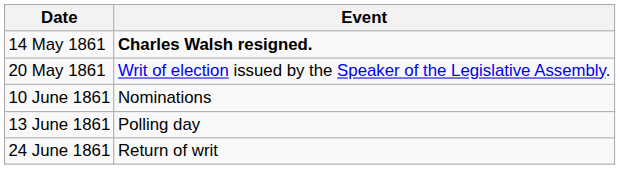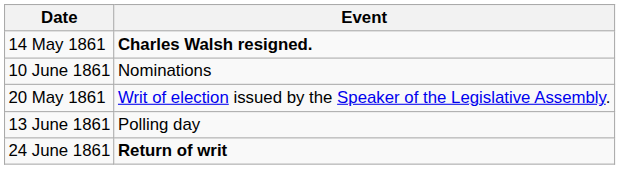rows swapped: (57, 71) <-> (59, 97)
(168, 151) normal -> (173, 151) bold
